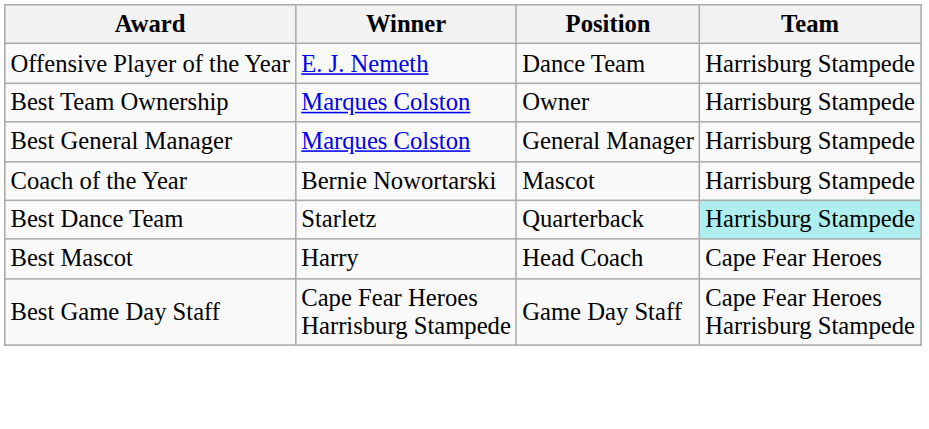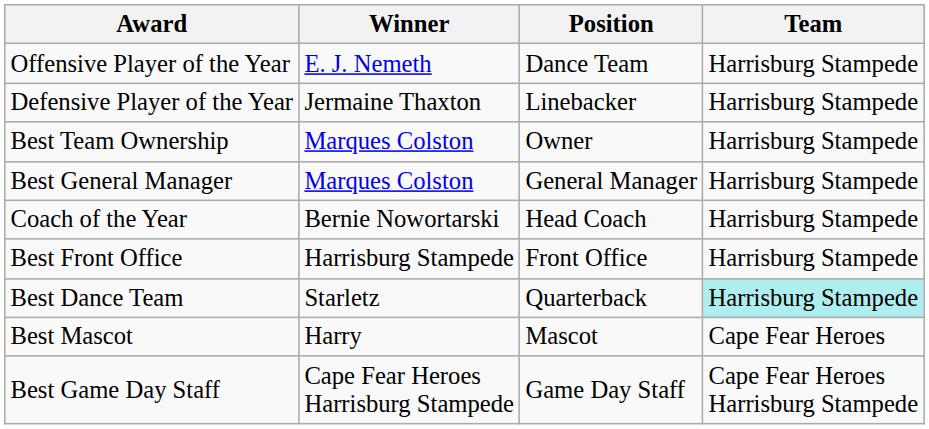+ row: (152, 102)
(558, 180) Mascot -> (586, 219) Head Coach
+ row: (96, 258)
(583, 258) Head Coach -> (562, 336) Mascot
